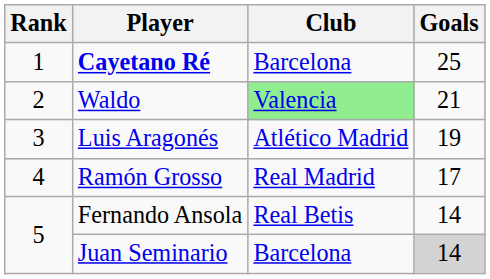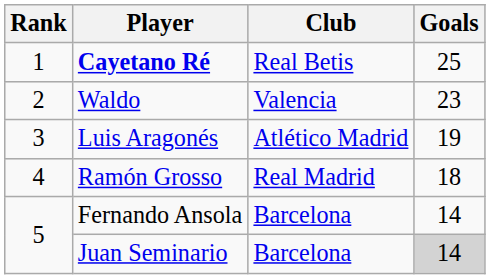(302, 61) Barcelona -> (303, 61) Real Betis
(295, 100) lightgreen background -> (295, 100) no background
(449, 100) 21 -> (449, 100) 23
(449, 176) 17 -> (449, 176) 18
(303, 215) Real Betis -> (302, 215) Barcelona
